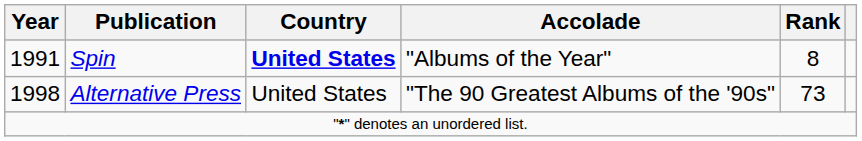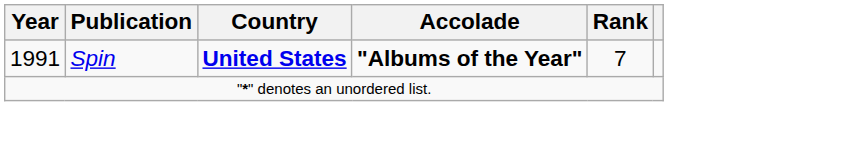(509, 58) normal -> (470, 58) bold
(813, 58) 8 -> (620, 58) 7
- row: (156, 93)
